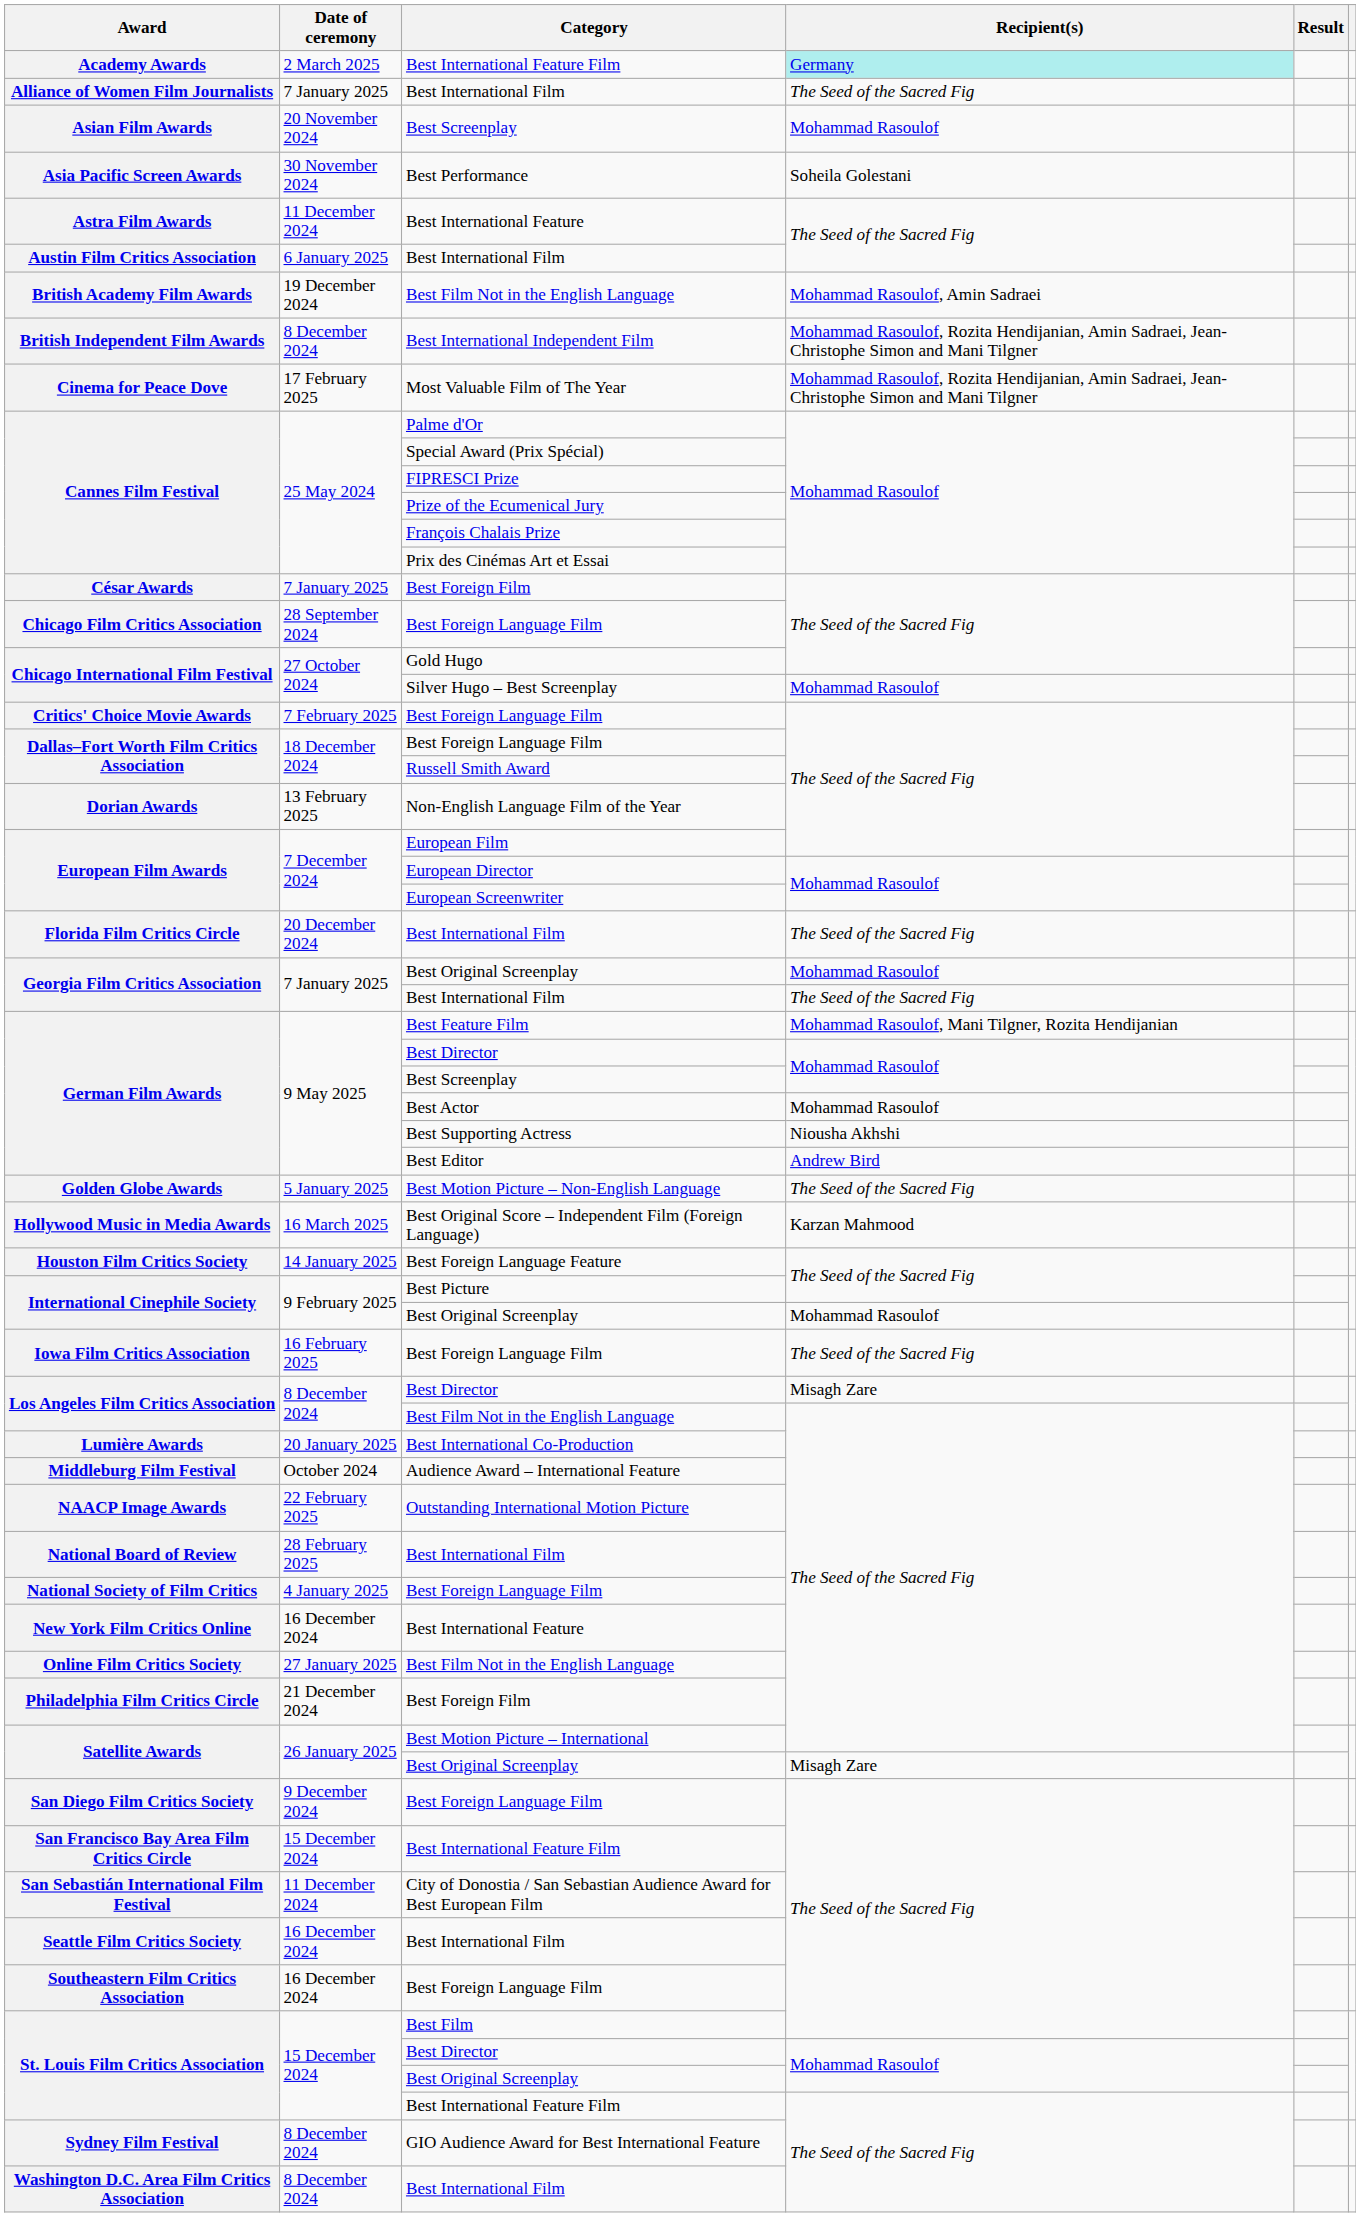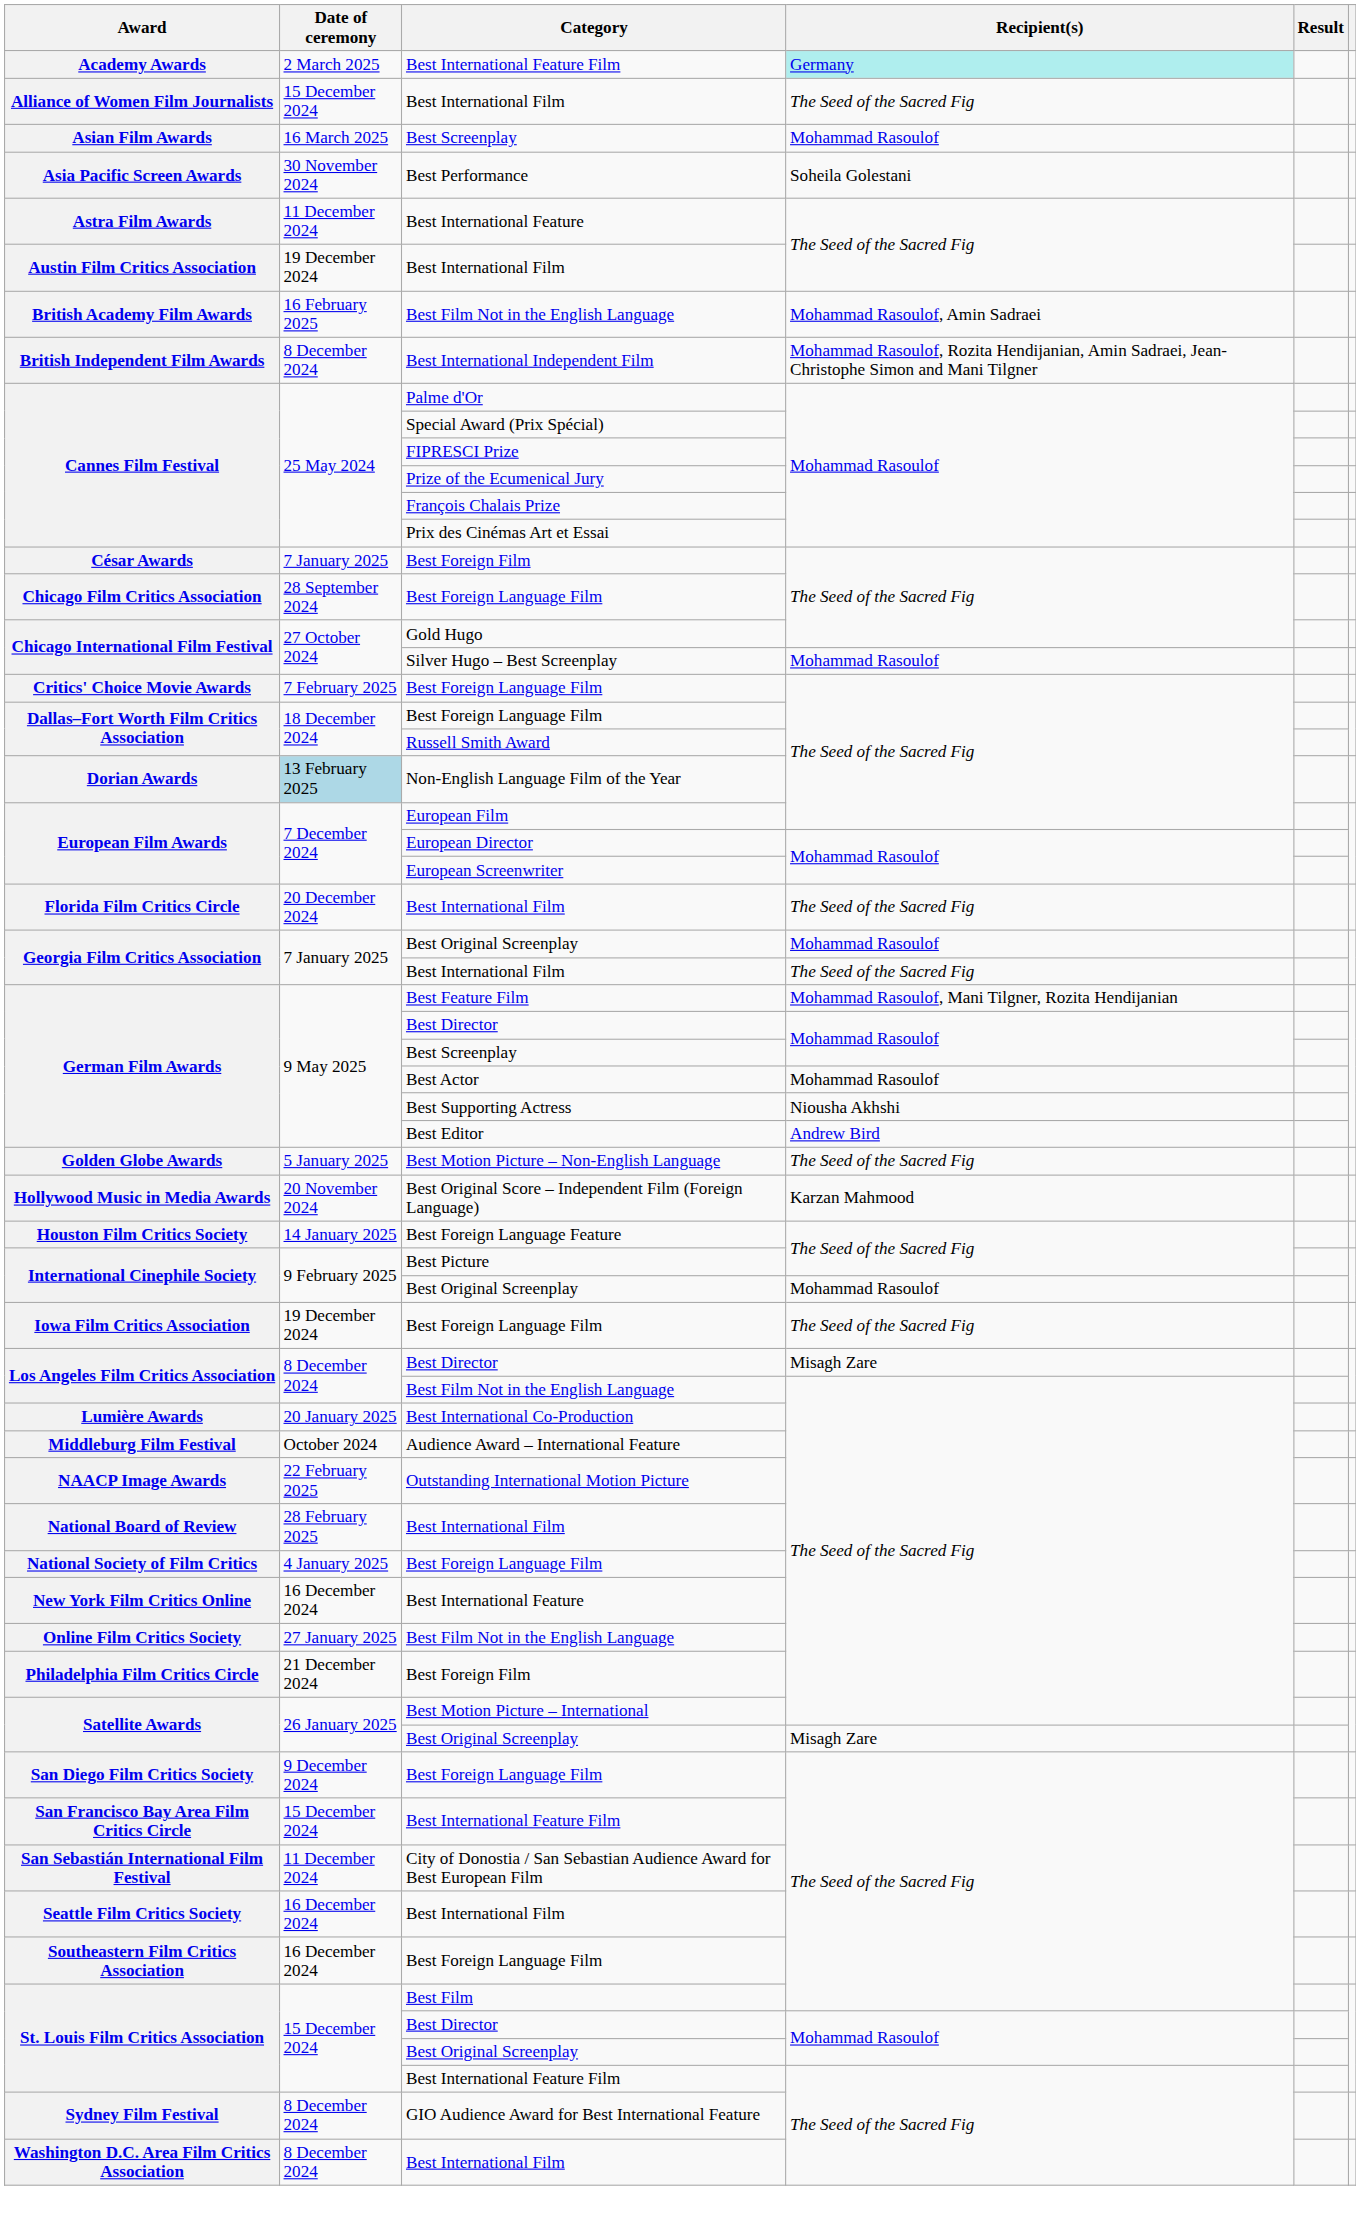(336, 91) 7 January 2025 -> (329, 101) 15 December 2024
(330, 128) 20 November 2024 -> (336, 138) 16 March 2025
(336, 258) 6 January 2025 -> (329, 267) 19 December 2024
(329, 294) 19 December 2024 -> (325, 314) 16 February 2025
- row: (142, 387)
(325, 806) no background -> (325, 779) lightblue background
(336, 1224) 16 March 2025 -> (330, 1197) 20 November 2024
(325, 1352) 16 February 2025 -> (329, 1325) 19 December 2024
